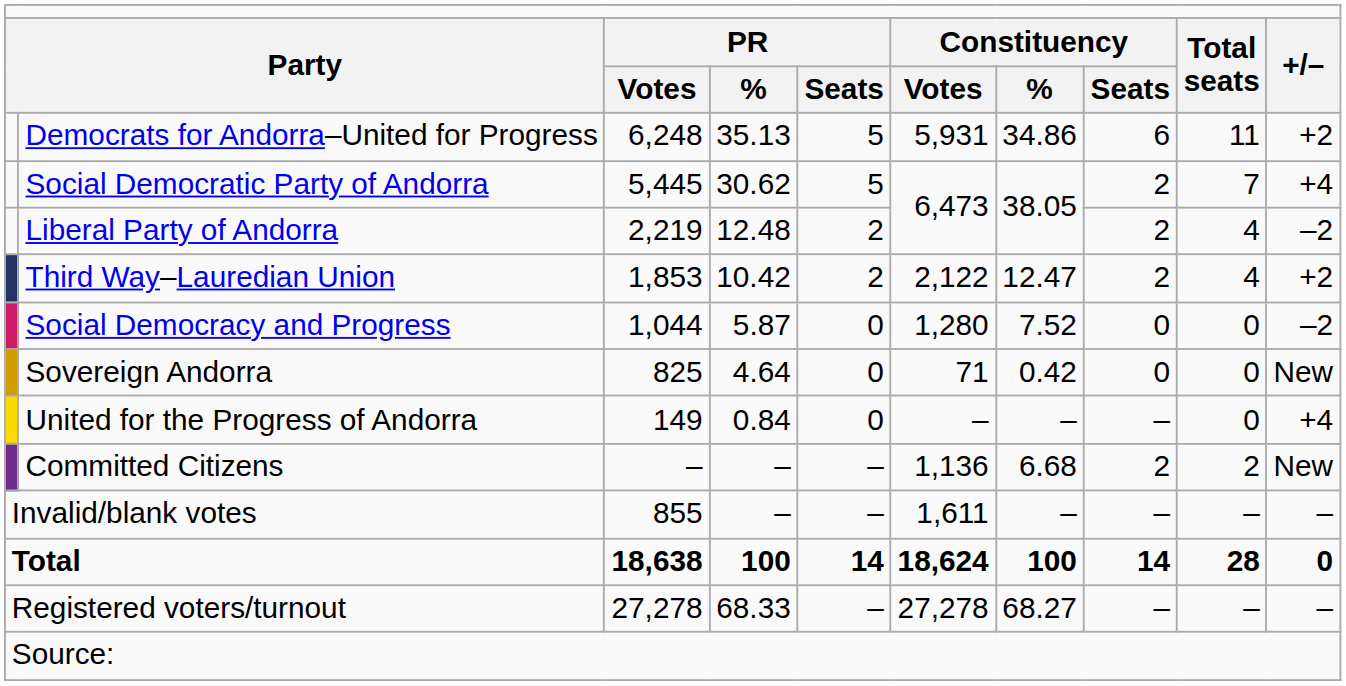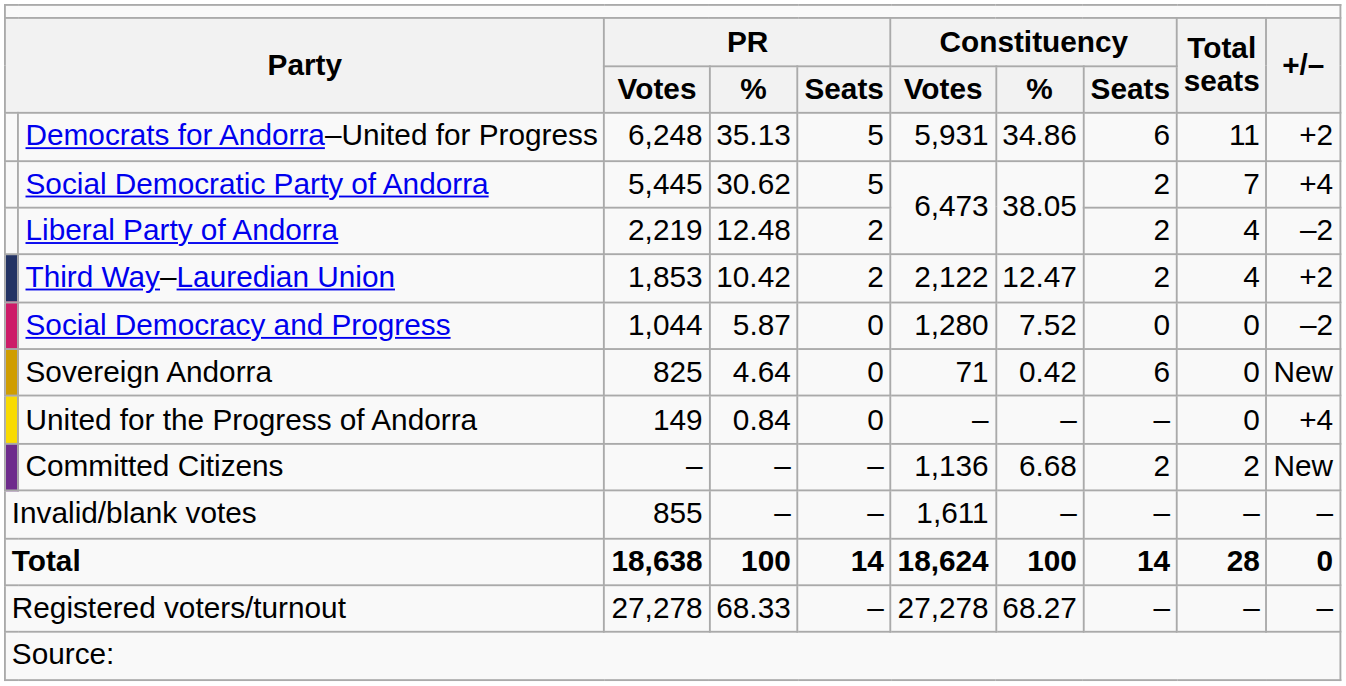(1162, 372) 0 -> (1162, 372) 6
